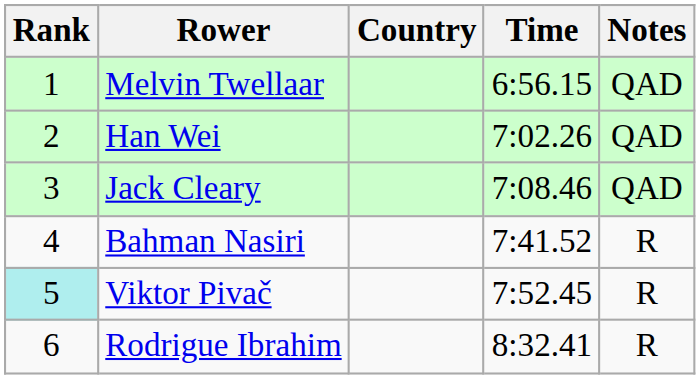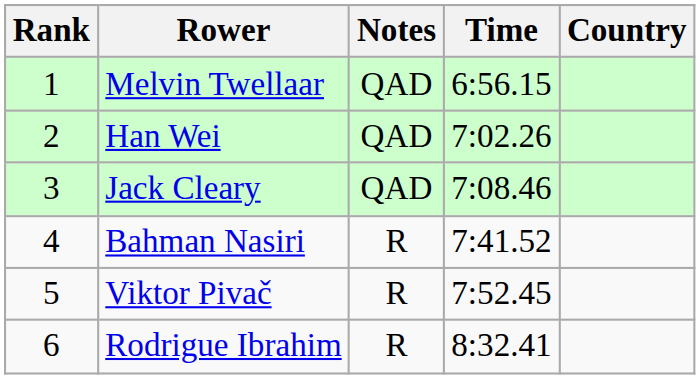columns swapped: (417, 30) <-> (647, 30)
(51, 293) paleturquoise background -> (51, 293) no background
